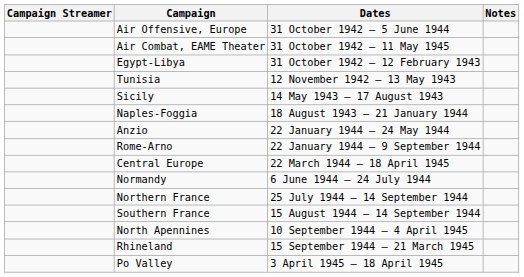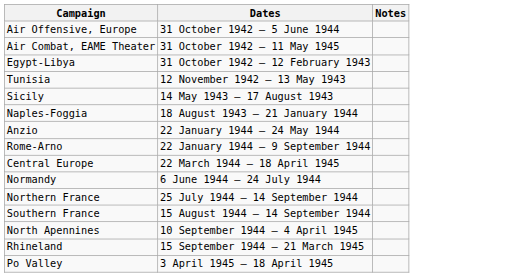- column: (59, 13)
